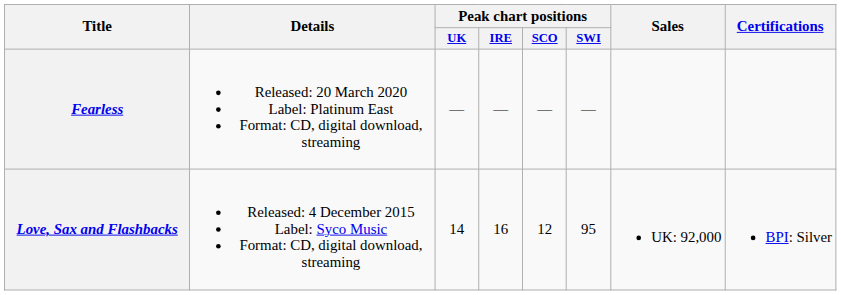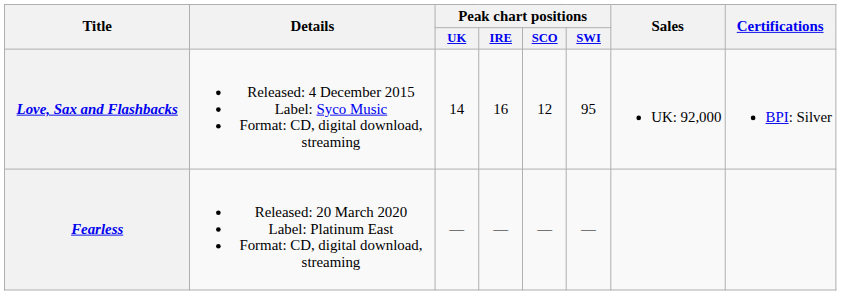rows swapped: (97, 229) <-> (97, 109)
